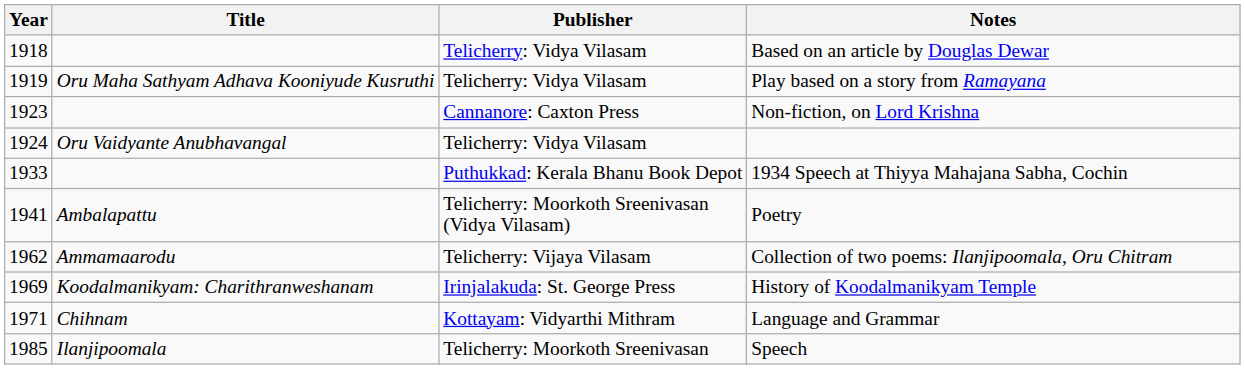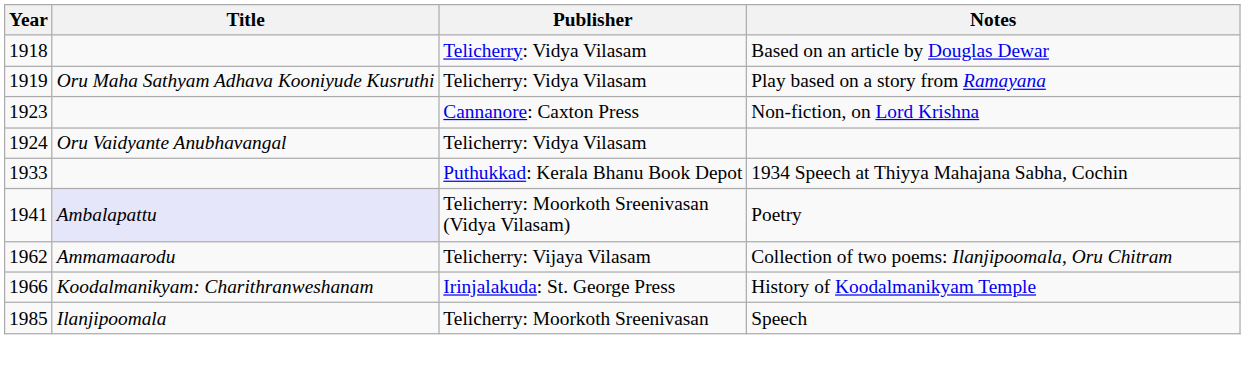(107, 214) no background -> (107, 214) lavender background
(28, 287) 1969 -> (28, 287) 1966
- row: (845, 317)
